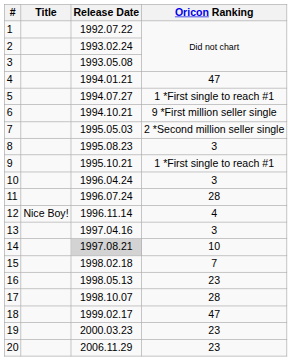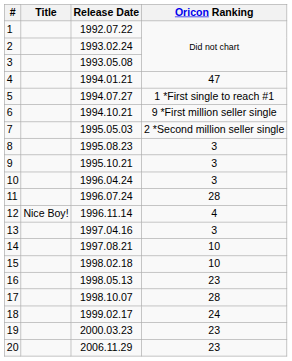(214, 163) 1 *First single to reach #1 -> (214, 163) 3
(106, 247) lightgrey background -> (106, 247) no background
(214, 264) 7 -> (214, 264) 10
(214, 314) 47 -> (214, 314) 24
